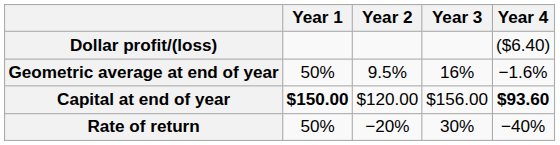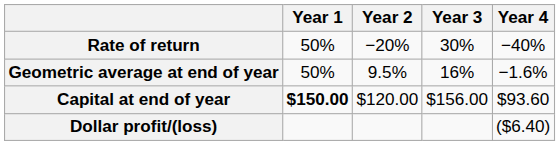rows swapped: (144, 126) <-> (144, 45)
(523, 99) bold -> (523, 99) normal
